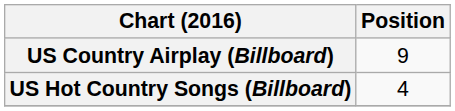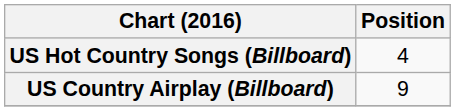rows swapped: (180, 55) <-> (180, 88)
